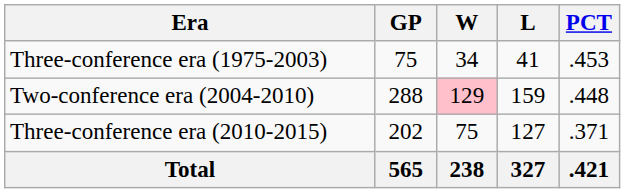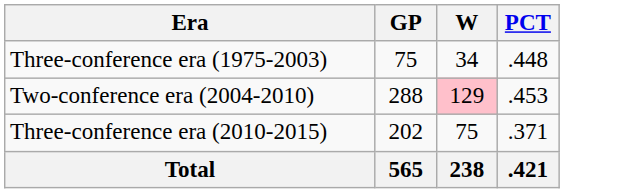- column: (528, 22)
(589, 59) .453 -> (528, 59) .448
(589, 95) .448 -> (528, 95) .453
